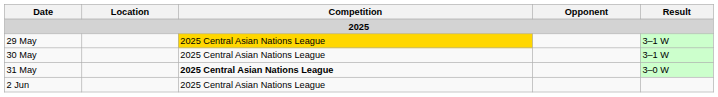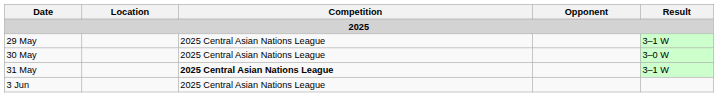(253, 41) gold background -> (253, 41) no background
(656, 56) 3–1 W -> (656, 56) 3–0 W
(656, 70) 3–0 W -> (656, 70) 3–1 W
- row: (18, 85)
+ row: (18, 85)
